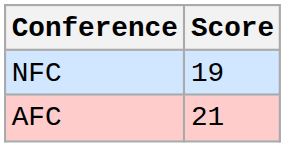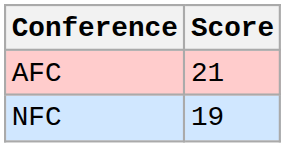rows swapped: (37, 118) <-> (37, 73)
